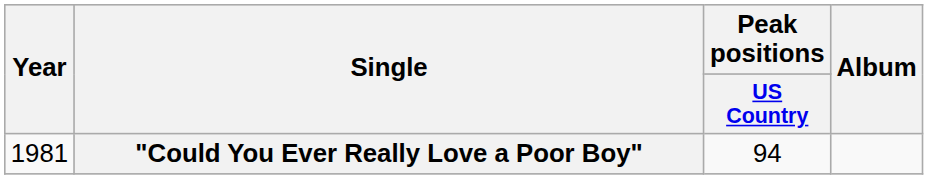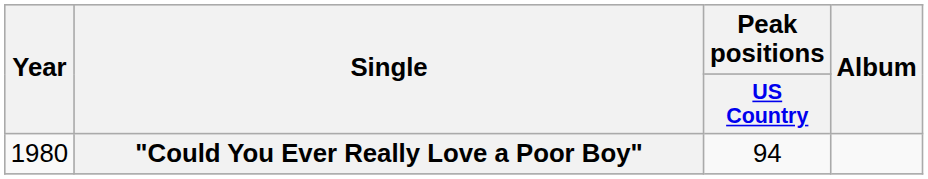(39, 153) 1981 -> (39, 153) 1980
